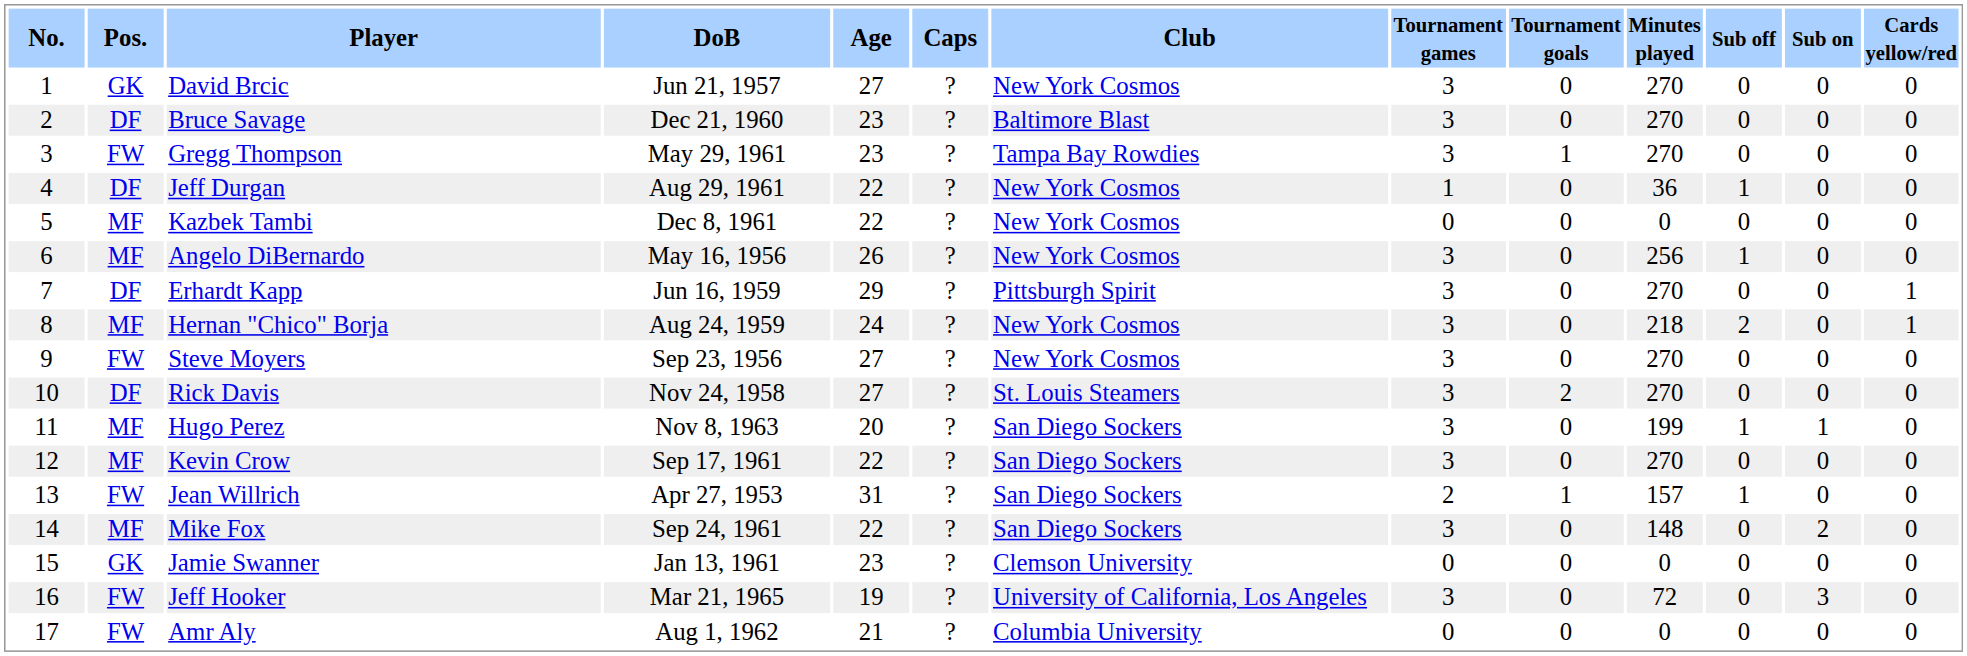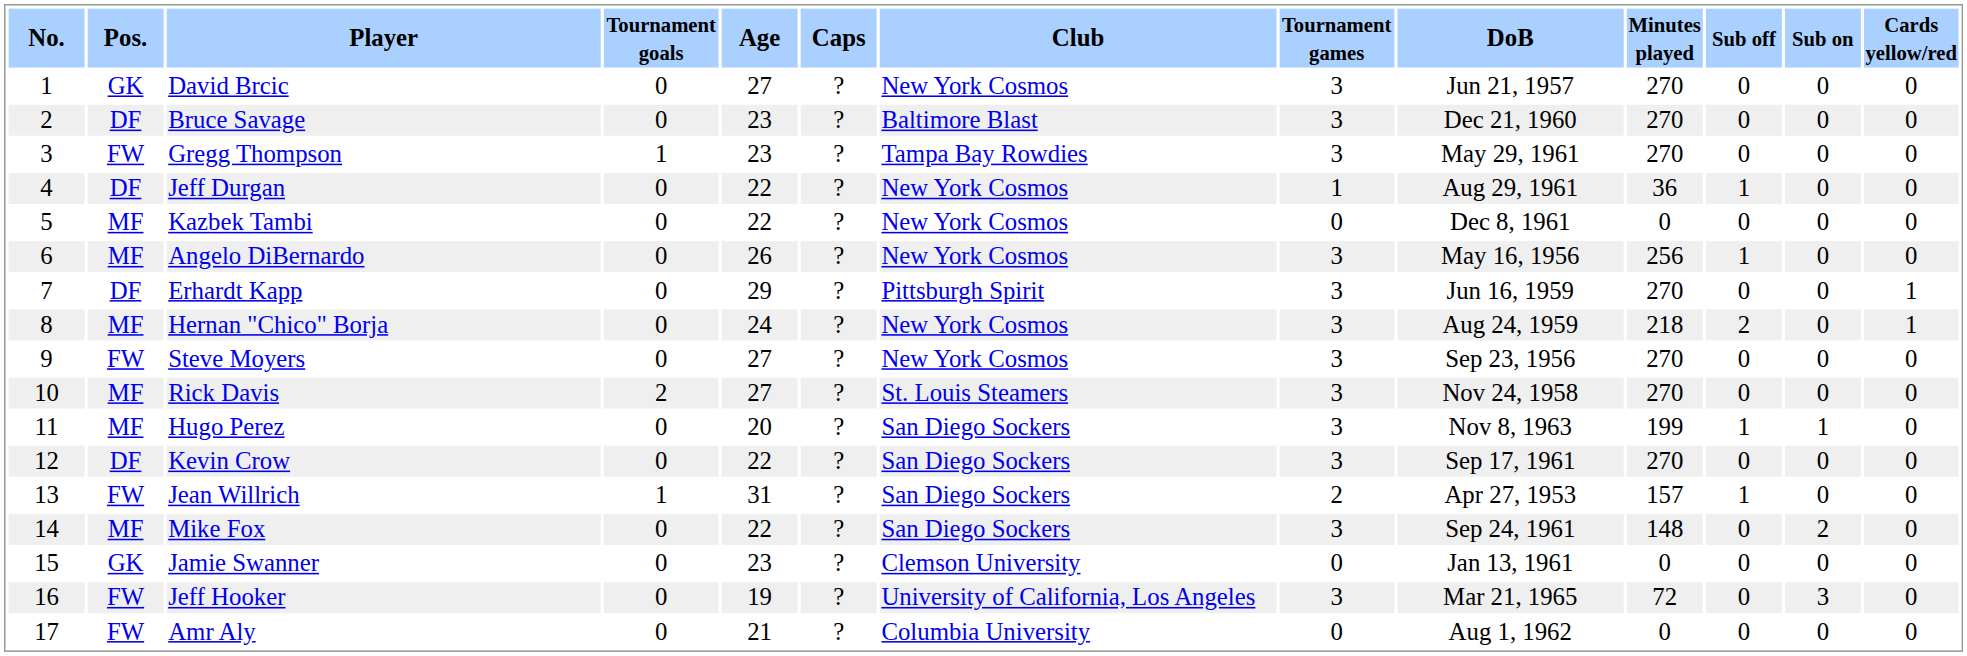columns swapped: (717, 37) <-> (1566, 39)
(126, 392) DF -> (126, 392) MF
(126, 460) MF -> (126, 460) DF
